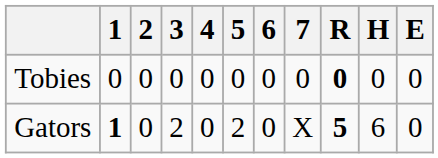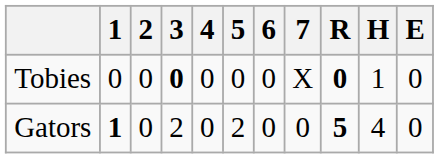(176, 78) normal -> (176, 78) bold
(303, 78) 0 -> (303, 78) X
(378, 78) 0 -> (378, 78) 1
(303, 127) X -> (303, 127) 0
(378, 127) 6 -> (378, 127) 4
